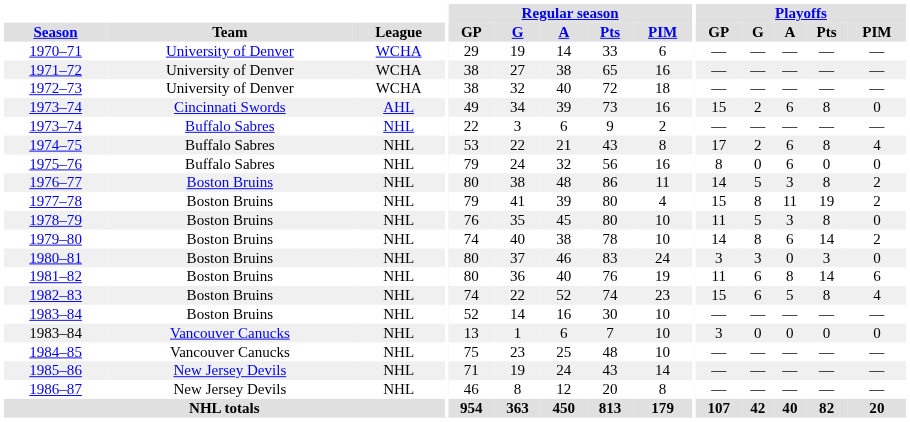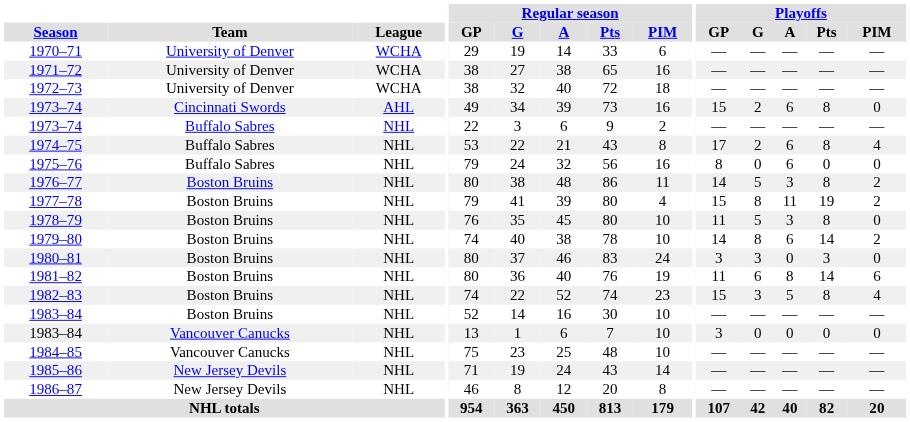(758, 295) 6 -> (758, 295) 3
